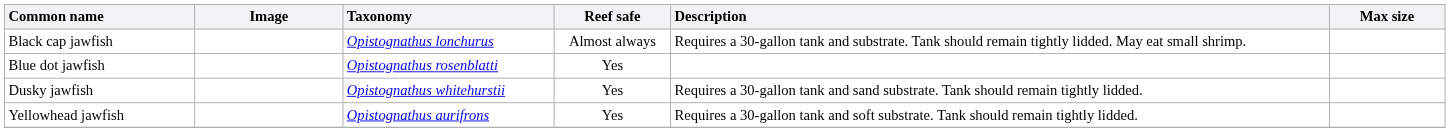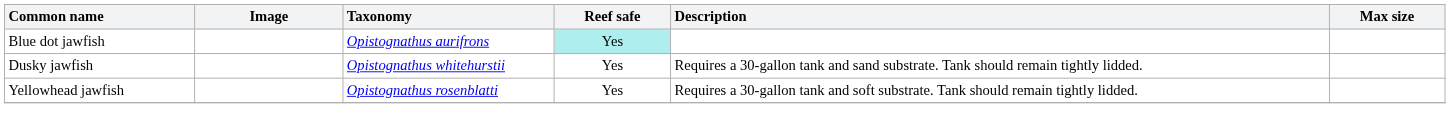- row: (61, 41)
(422, 65) Opistognathus rosenblatti -> (418, 41) Opistognathus aurifrons
(612, 65) no background -> (612, 41) paleturquoise background
(418, 115) Opistognathus aurifrons -> (422, 90) Opistognathus rosenblatti
